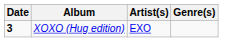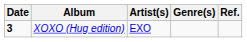+ column: (230, 12)
